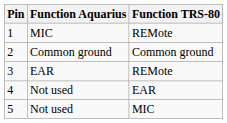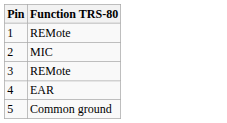- column: (78, 14)
(173, 52) Common ground -> (41, 52) MIC
(143, 109) MIC -> (71, 109) Common ground
